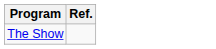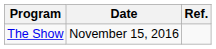+ column: (124, 14)
